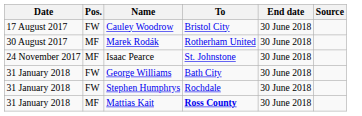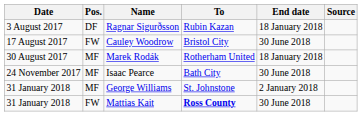+ row: (143, 27)
(286, 42) 30 June 2018 -> (291, 57) 18 January 2018
(210, 57) St. Johnstone -> (202, 73) Bath City
(92, 73) FW -> (92, 88) MF
(203, 73) Bath City -> (209, 88) St. Johnstone
(286, 73) 30 June 2018 -> (288, 88) 2 January 2018
- row: (143, 88)
(92, 103) MF -> (92, 103) FW
